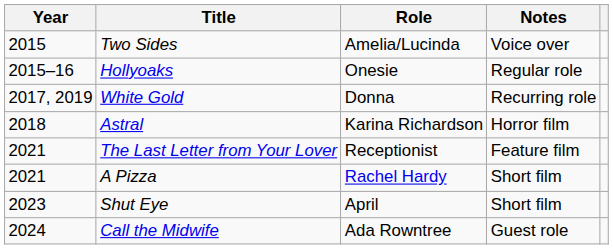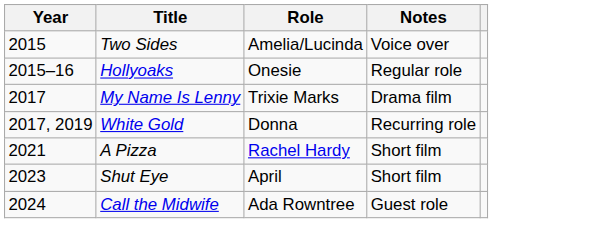+ row: (170, 97)
- row: (122, 124)
- row: (219, 151)
